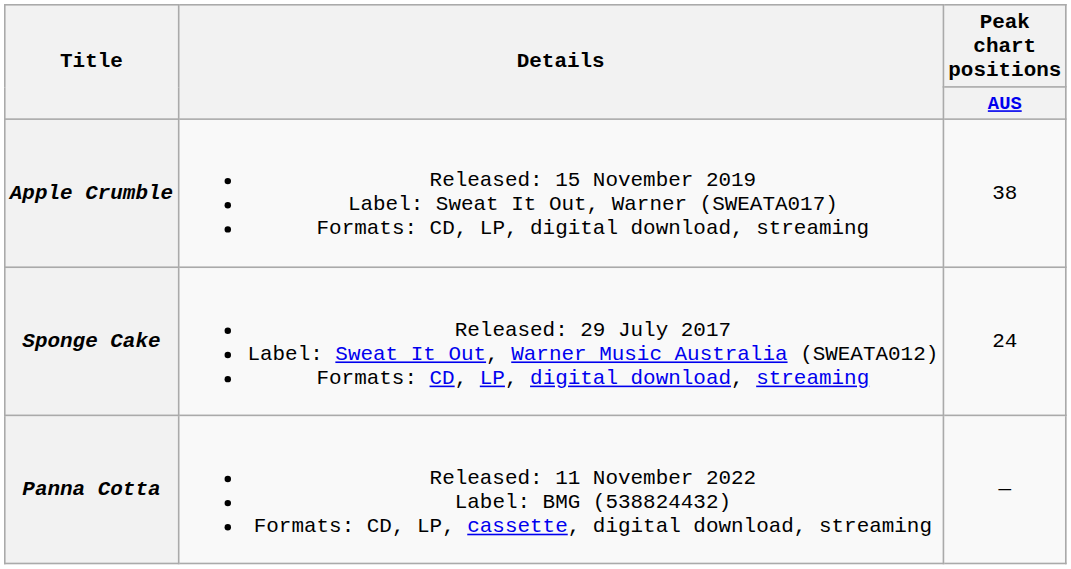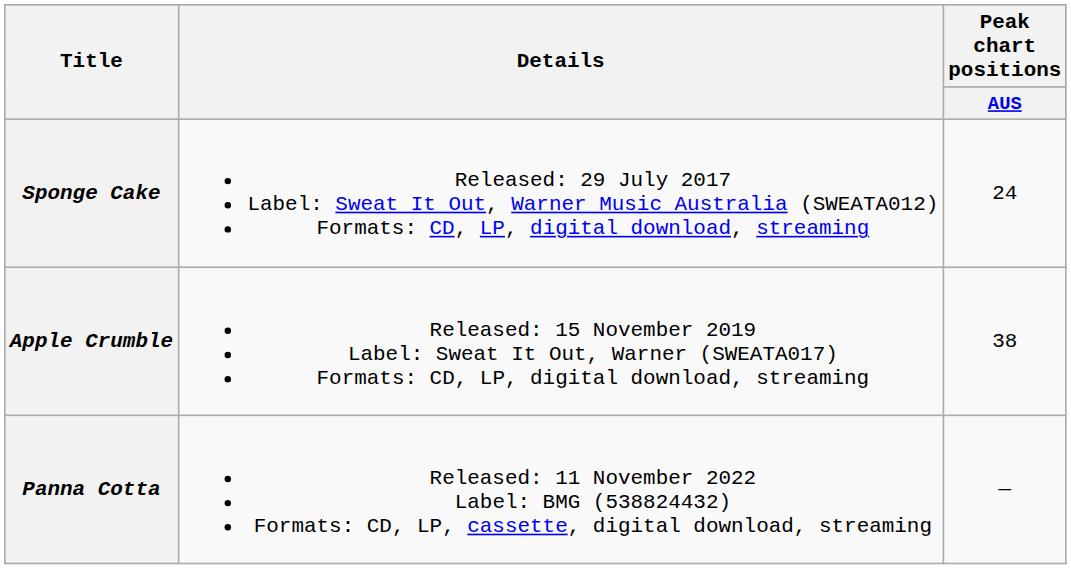rows swapped: (91, 341) <-> (91, 193)
